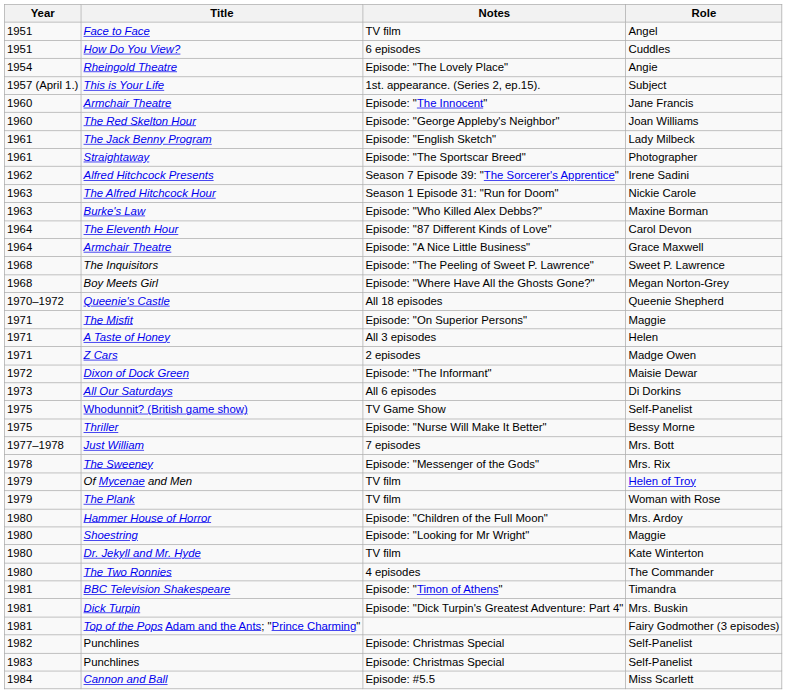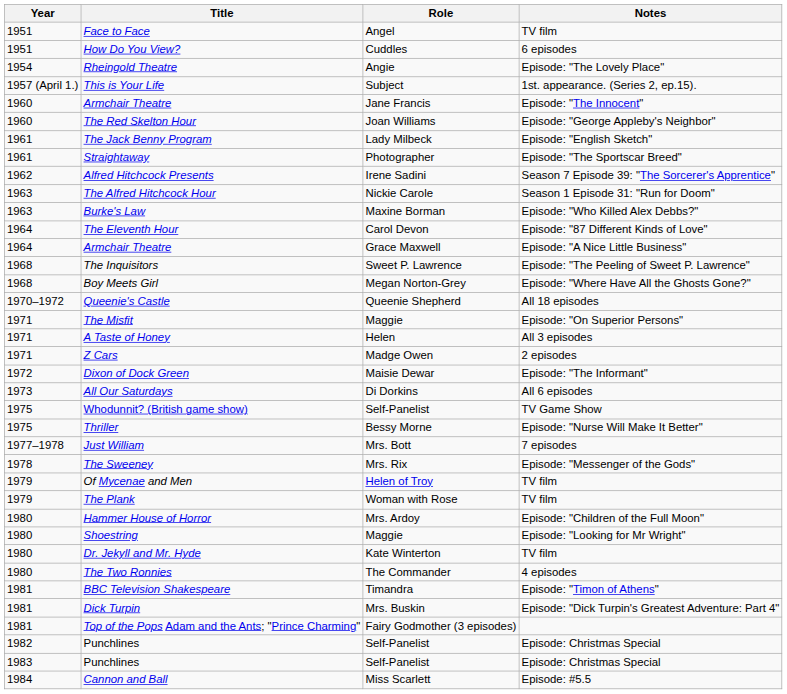columns swapped: (704, 13) <-> (494, 13)
